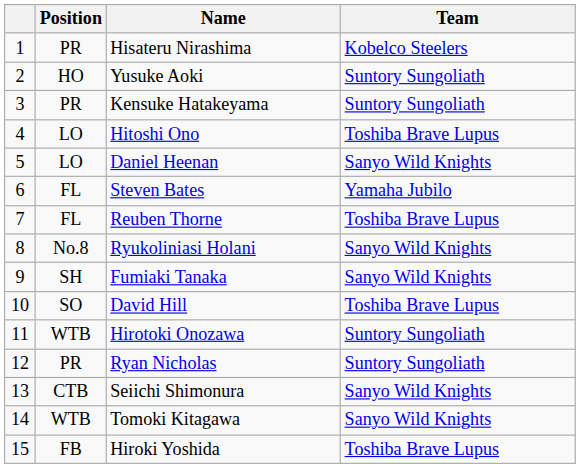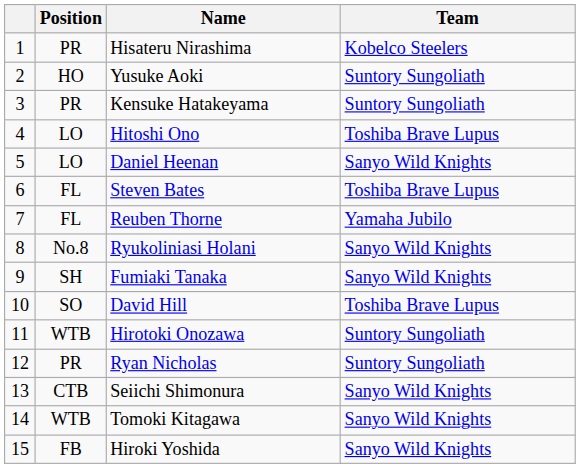(398, 190) Yamaha Jubilo -> (422, 190) Toshiba Brave Lupus
(422, 219) Toshiba Brave Lupus -> (398, 219) Yamaha Jubilo
(422, 448) Toshiba Brave Lupus -> (418, 448) Sanyo Wild Knights
